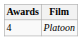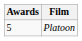(9, 28) 4 -> (9, 28) 5
